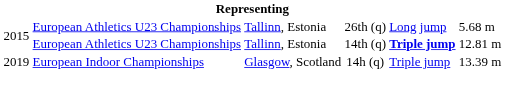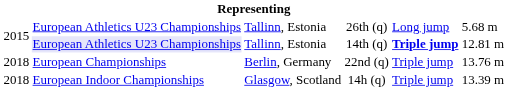(137, 44) no background -> (137, 44) lavender background
+ row: (367, 62)
(16, 62) 2019 -> (16, 80) 2018
